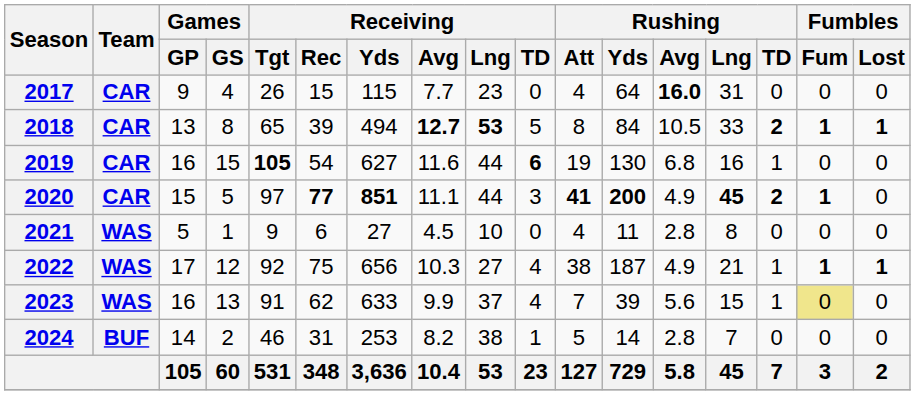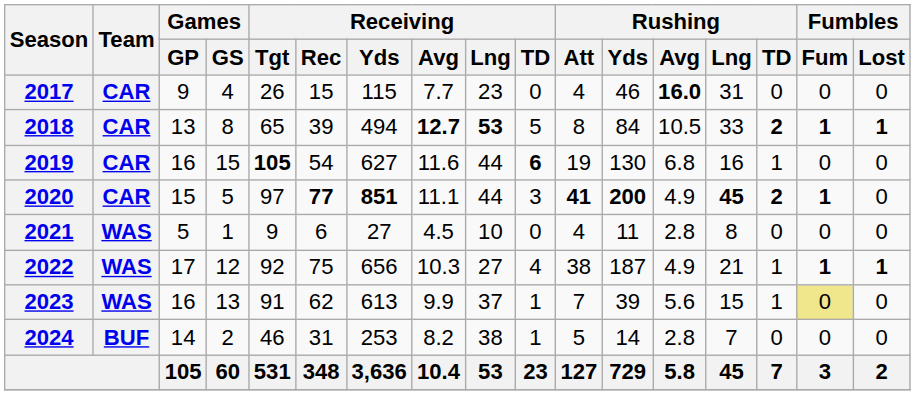(628, 92) 64 -> (628, 92) 46
(379, 302) 633 -> (379, 302) 613
(536, 302) 4 -> (536, 302) 1
